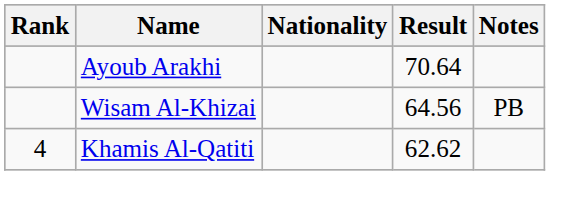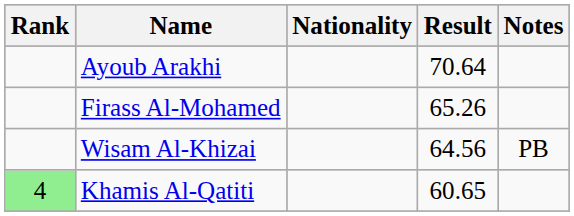+ row: (181, 108)
(40, 149) no background -> (40, 190) lightgreen background
(433, 149) 62.62 -> (458, 190) 60.65
